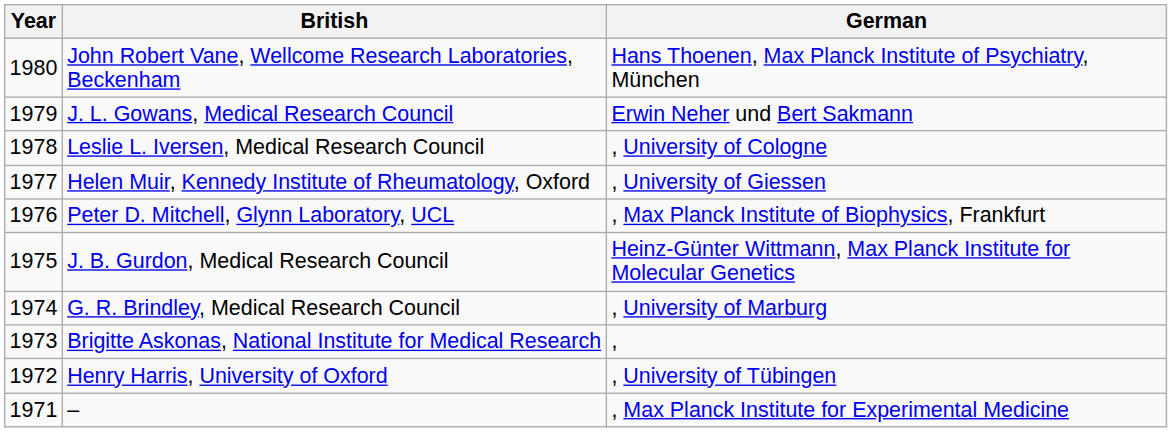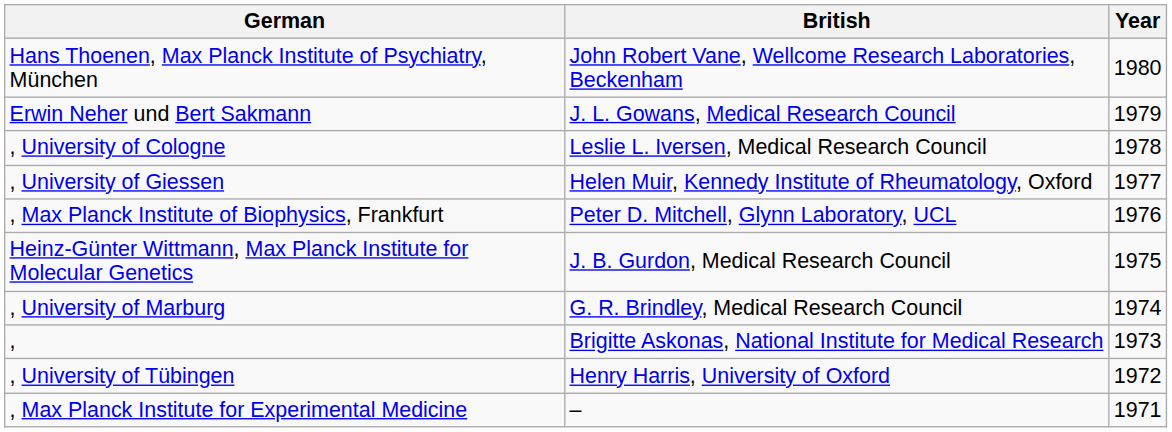columns swapped: (33, 21) <-> (886, 21)
